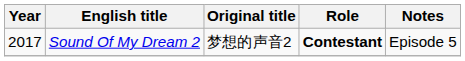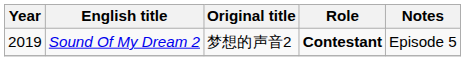(25, 42) 2017 -> (25, 42) 2019
